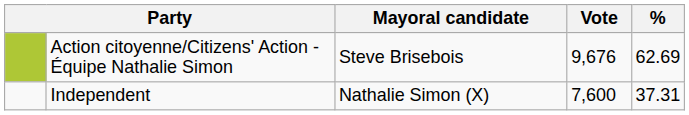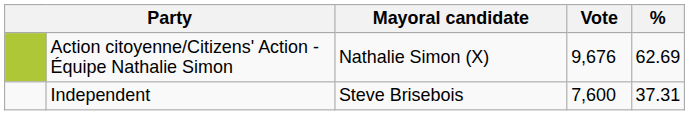(401, 57) Steve Brisebois -> (414, 57) Nathalie Simon (X)
(414, 95) Nathalie Simon (X) -> (401, 95) Steve Brisebois
